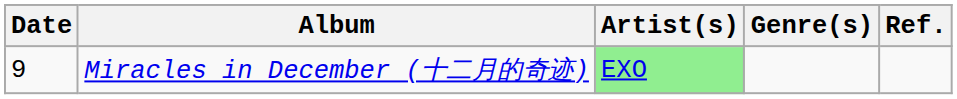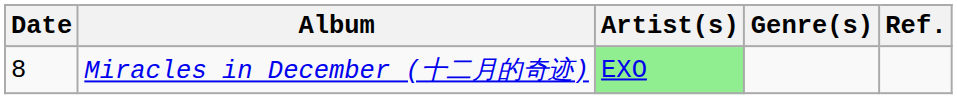(19, 70) 9 -> (19, 70) 8
